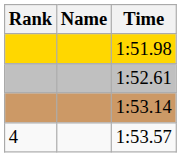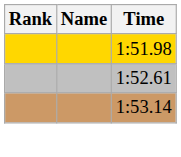- row: (144, 136)
